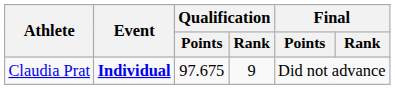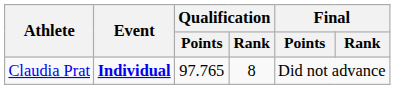(202, 71) 97.675 -> (202, 71) 97.765
(252, 71) 9 -> (252, 71) 8
